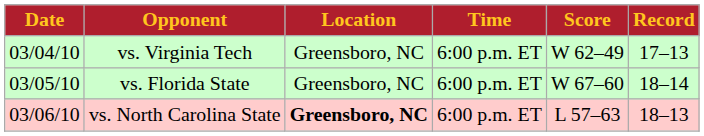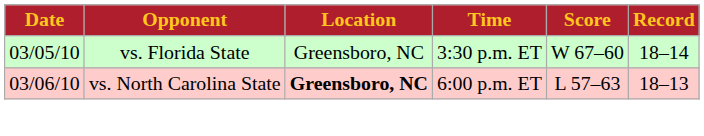- row: (185, 51)
(489, 83) 6:00 p.m. ET -> (489, 51) 3:30 p.m. ET
